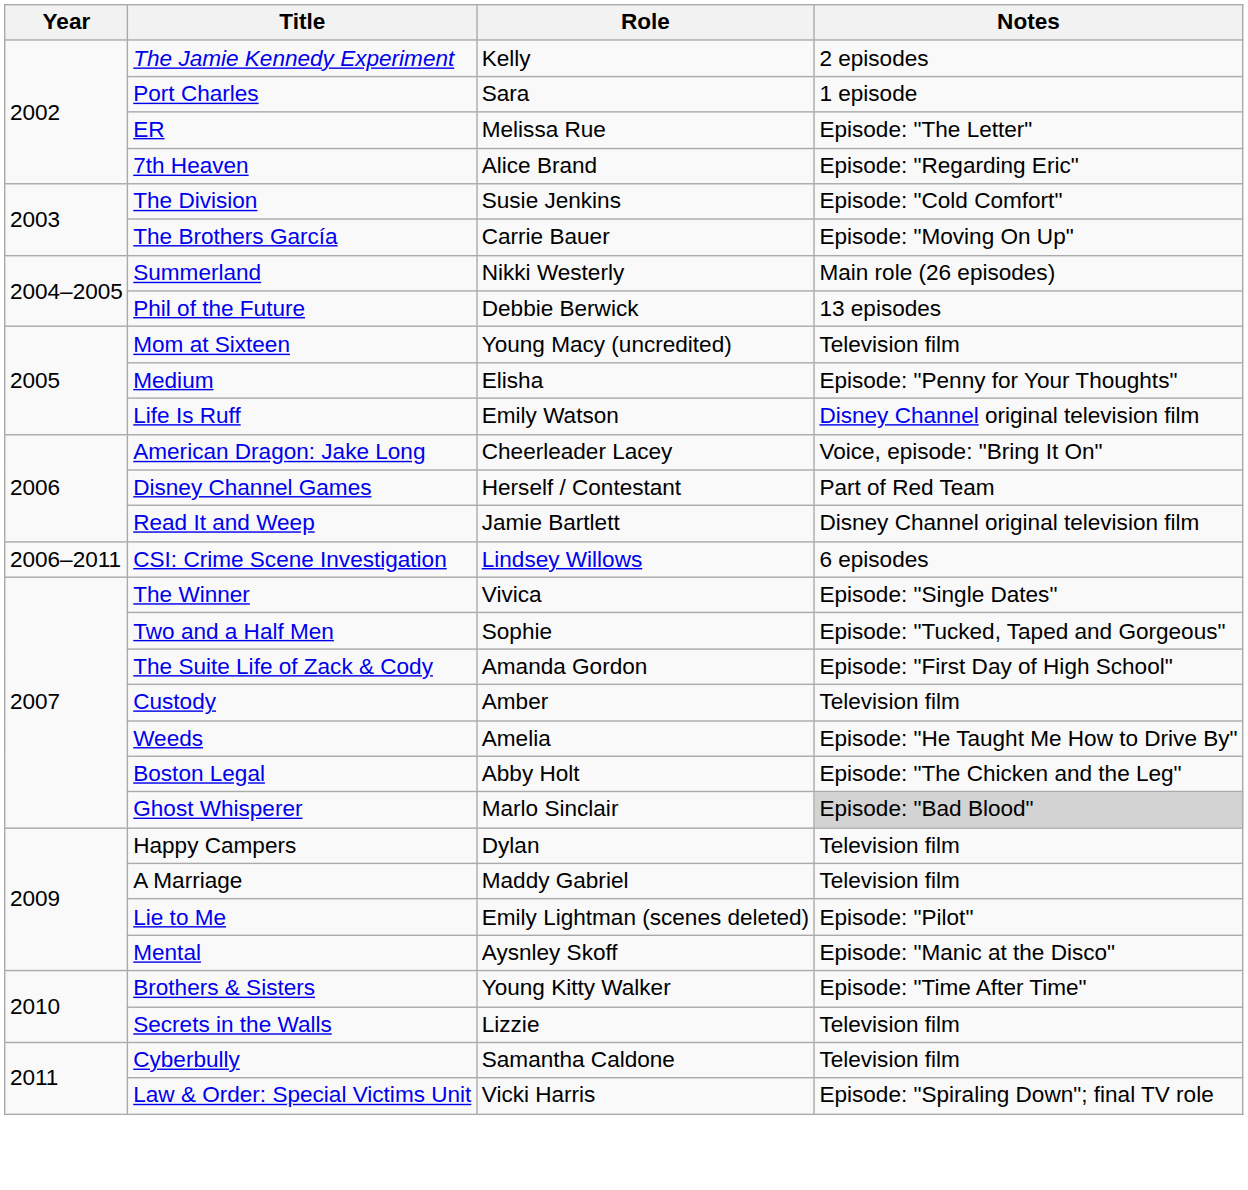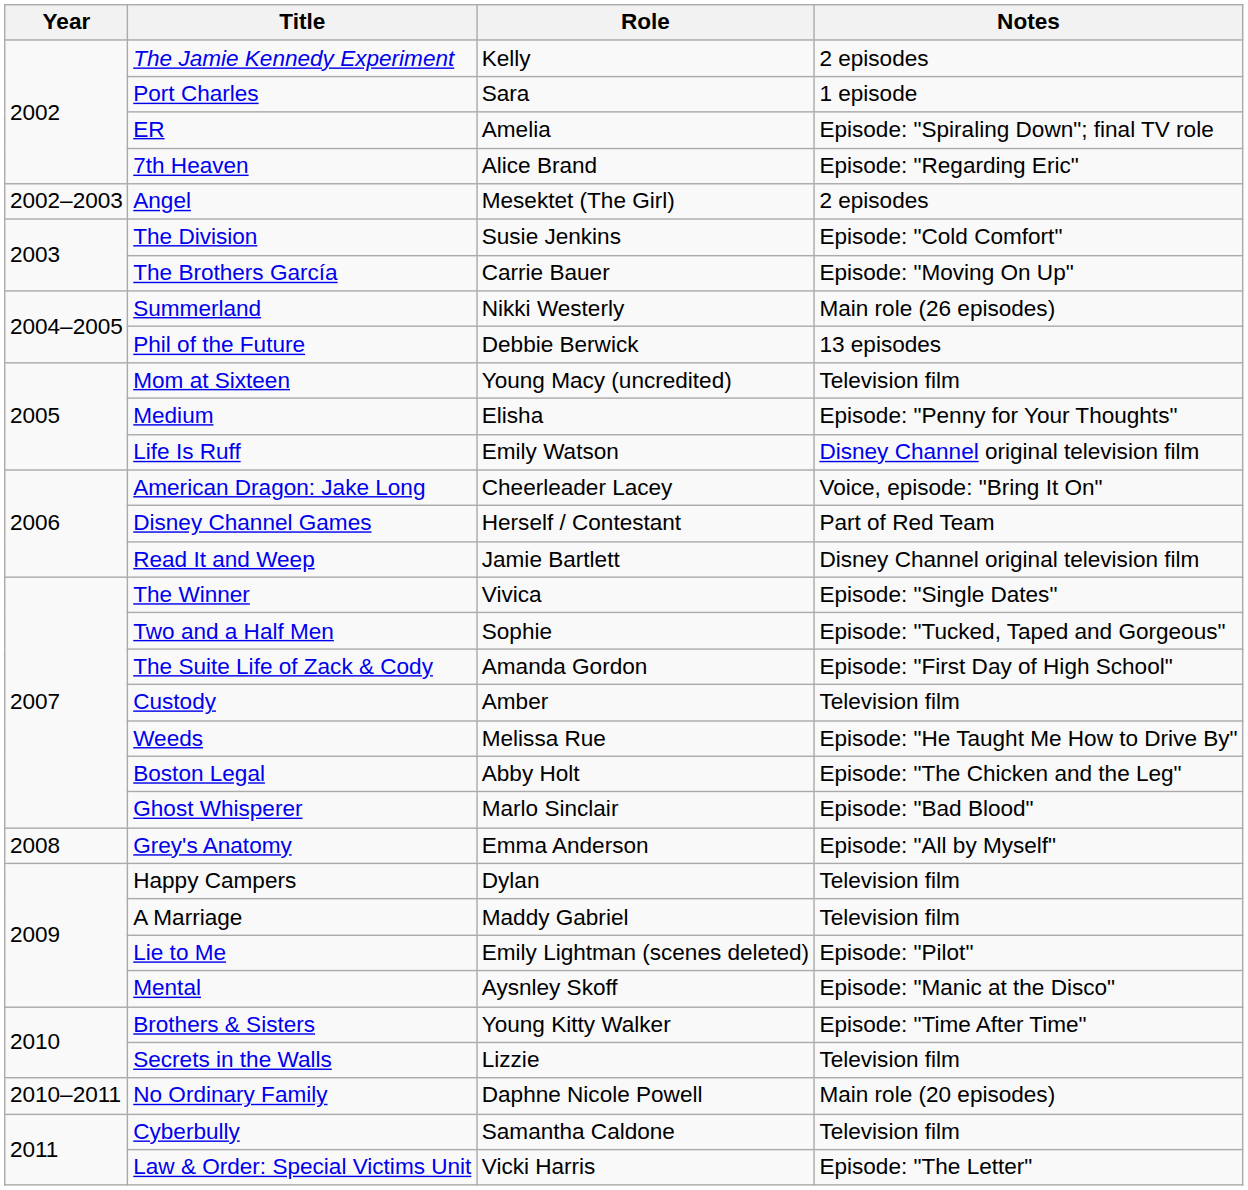(544, 129) Melissa Rue -> (516, 129) Amelia
(926, 129) Episode: "The Letter" -> (1017, 129) Episode: "Spiraling Down"; final TV role
+ row: (162, 201)
- row: (290, 559)
(516, 737) Amelia -> (544, 737) Melissa Rue
(927, 809) lightgrey background -> (927, 809) no background
+ row: (213, 845)
+ row: (230, 1095)
(1017, 1095) Episode: "Spiraling Down"; final TV role -> (926, 1167) Episode: "The Letter"
